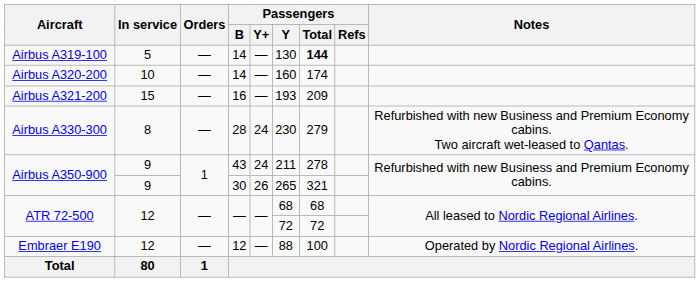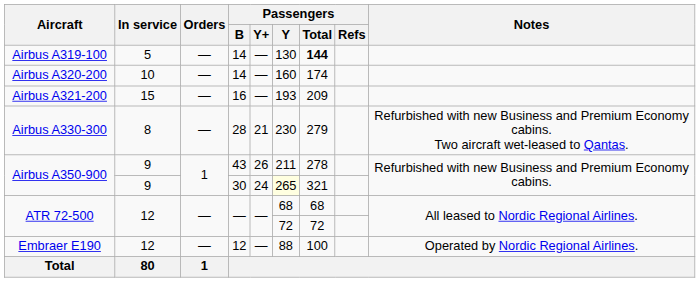(261, 130) 24 -> (261, 130) 21
(261, 165) 24 -> (261, 165) 26
(261, 185) 26 -> (261, 185) 24
(286, 185) no background -> (286, 185) lightyellow background
